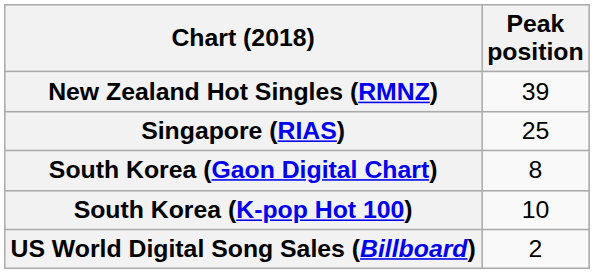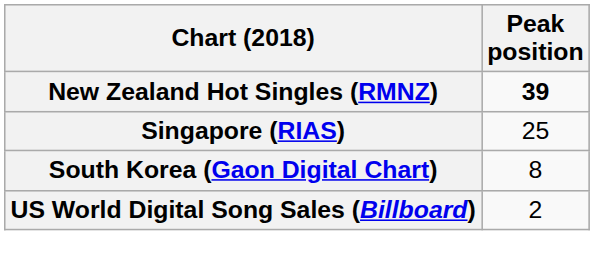(535, 91) normal -> (535, 91) bold
- row: (243, 209)
